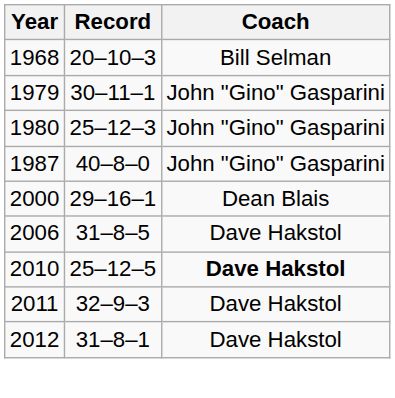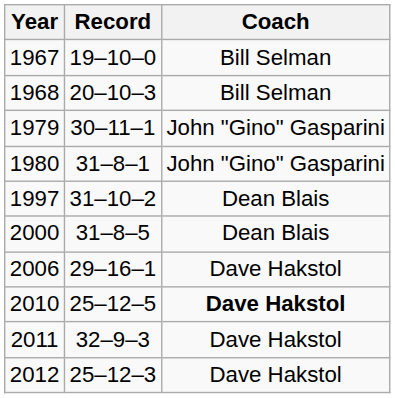+ row: (35, 57)
(113, 127) 25–12–3 -> (113, 163) 31–8–1
- row: (35, 163)
+ row: (35, 198)
(113, 198) 29–16–1 -> (113, 233) 31–8–5
(113, 233) 31–8–5 -> (113, 269) 29–16–1
(113, 339) 31–8–1 -> (113, 374) 25–12–3
